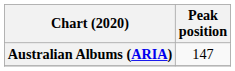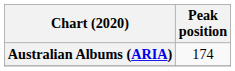(203, 54) 147 -> (203, 54) 174
